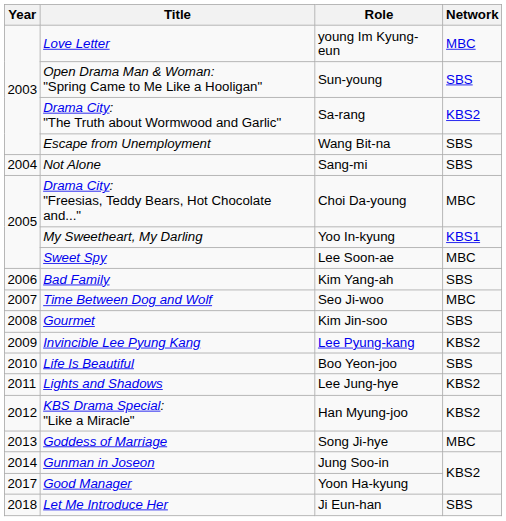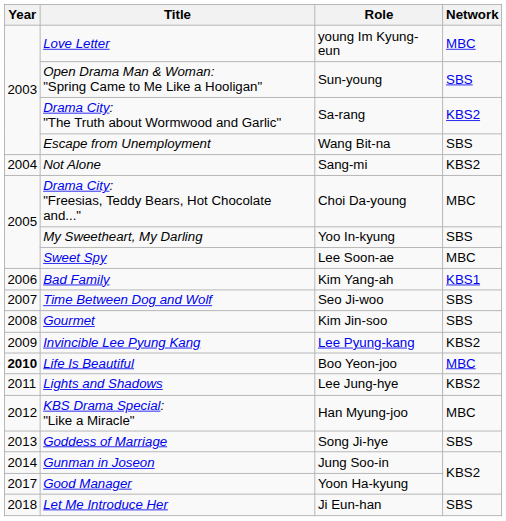(459, 165) SBS -> (463, 165) KBS2
(463, 237) KBS1 -> (459, 237) SBS
(459, 279) SBS -> (463, 279) KBS1
(461, 300) MBC -> (459, 300) SBS
(22, 363) normal -> (22, 363) bold
(459, 363) SBS -> (461, 363) MBC
(463, 413) KBS2 -> (461, 413) MBC
(461, 441) MBC -> (459, 441) SBS
